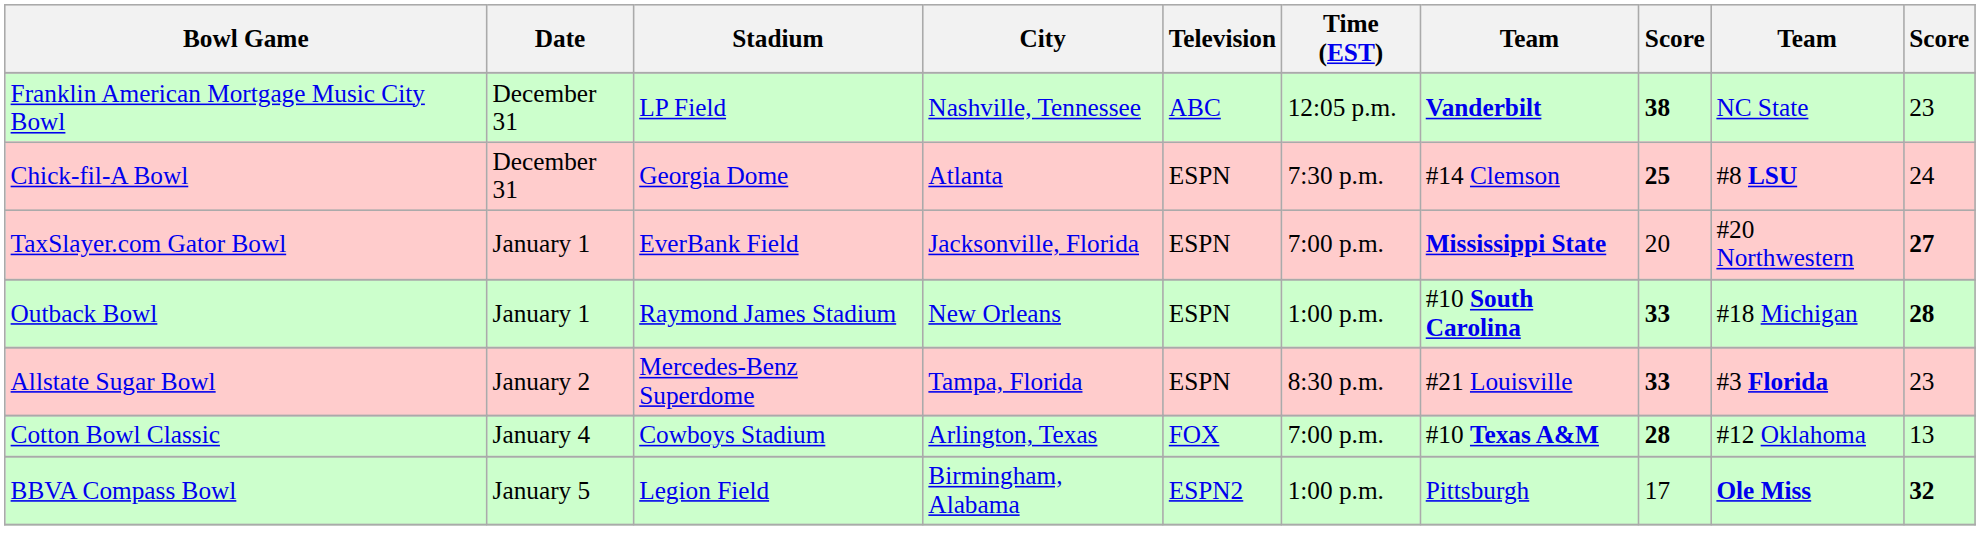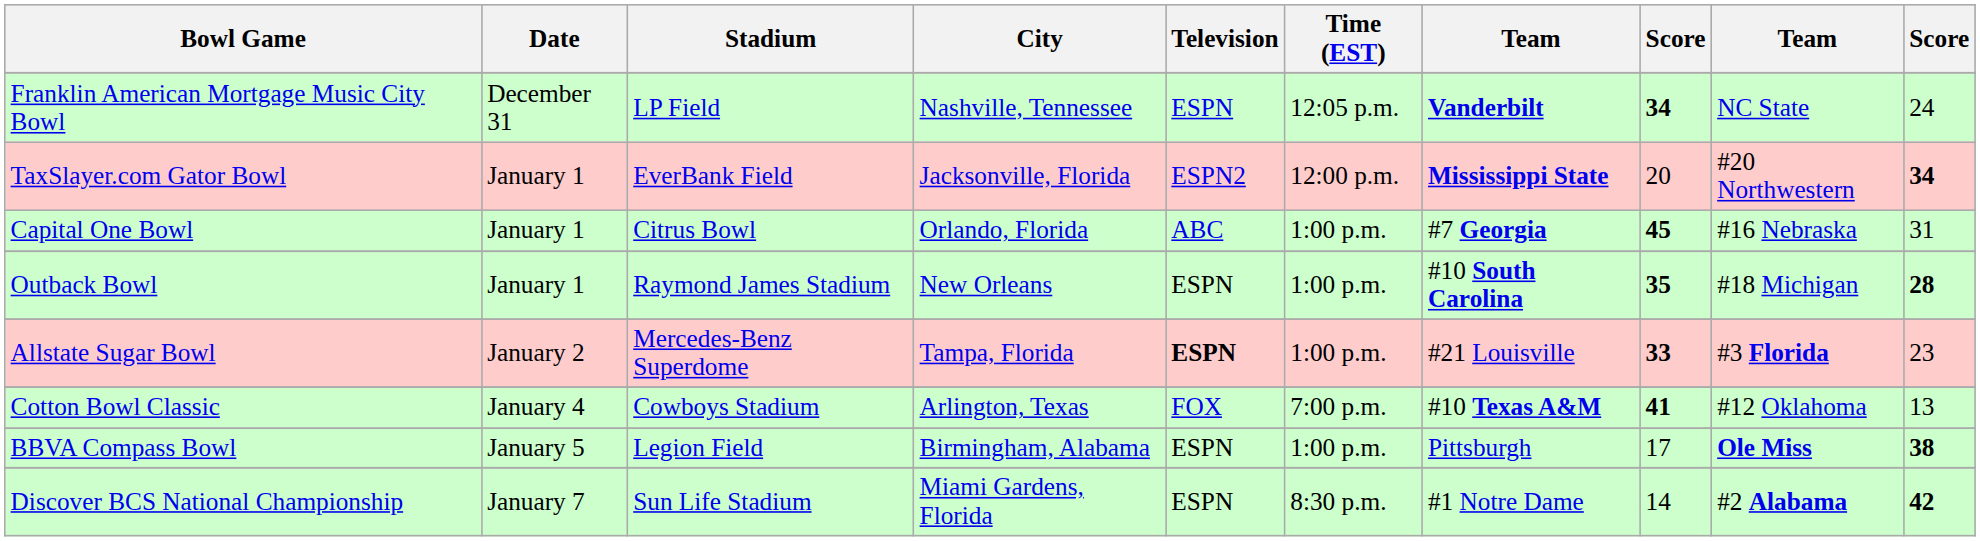(1195, 107) ABC -> (1202, 107) ESPN
(1657, 107) 38 -> (1658, 107) 34
(1922, 107) 23 -> (1922, 107) 24
- row: (99, 175)
(1200, 244) ESPN -> (1209, 175) ESPN2
(1336, 244) 7:00 p.m. -> (1345, 175) 12:00 p.m.
(1922, 244) 27 -> (1922, 175) 34
+ row: (102, 230)
(1657, 312) 33 -> (1658, 284) 35
(1200, 381) normal -> (1204, 352) bold
(1336, 381) 8:30 p.m. -> (1338, 352) 1:00 p.m.
(1657, 435) 28 -> (1658, 407) 41
(1206, 490) ESPN2 -> (1202, 447) ESPN
(1922, 490) 32 -> (1922, 447) 38
+ row: (207, 501)
